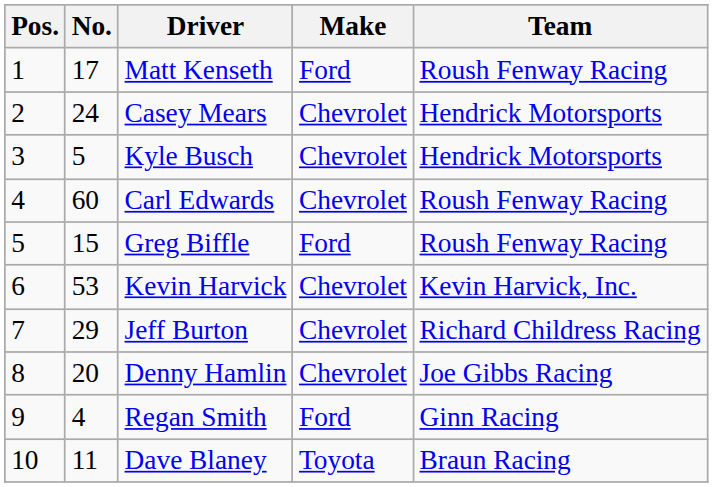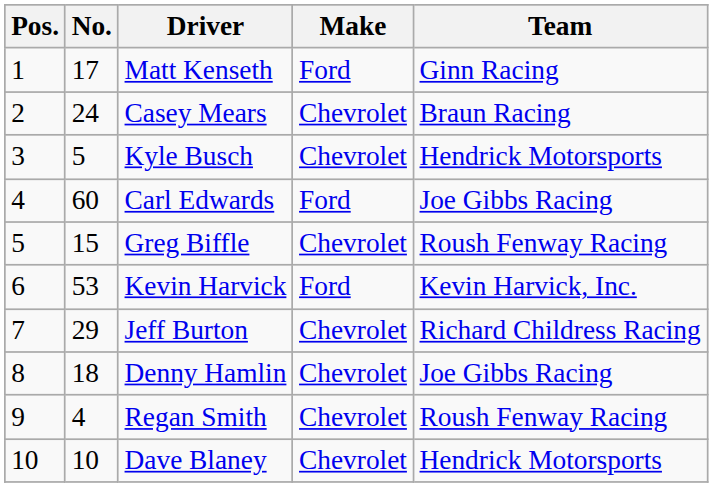(543, 69) Roush Fenway Racing -> (489, 69) Ginn Racing
(541, 112) Hendrick Motorsports -> (495, 112) Braun Racing
(353, 199) Chevrolet -> (325, 199) Ford
(543, 199) Roush Fenway Racing -> (516, 199) Joe Gibbs Racing
(325, 243) Ford -> (353, 243) Chevrolet
(353, 286) Chevrolet -> (325, 286) Ford
(85, 373) 20 -> (85, 373) 18
(325, 416) Ford -> (353, 416) Chevrolet
(489, 416) Ginn Racing -> (543, 416) Roush Fenway Racing
(85, 460) 11 -> (85, 460) 10
(337, 460) Toyota -> (353, 460) Chevrolet
(495, 460) Braun Racing -> (541, 460) Hendrick Motorsports
